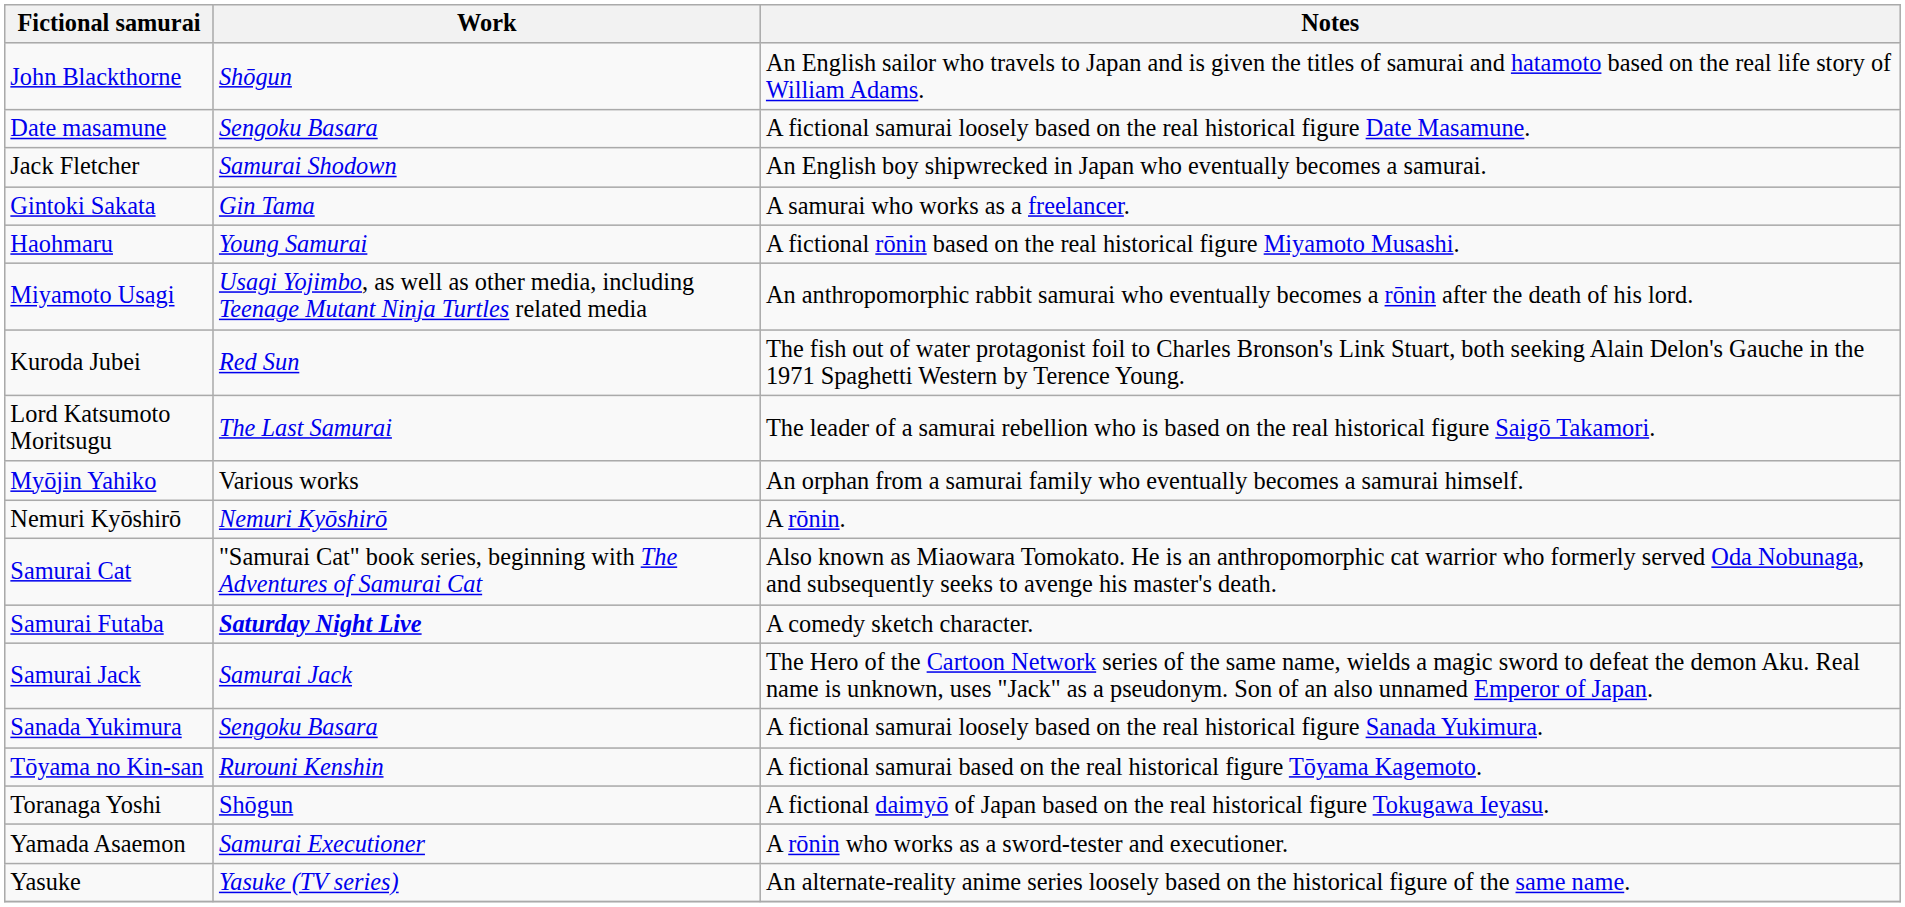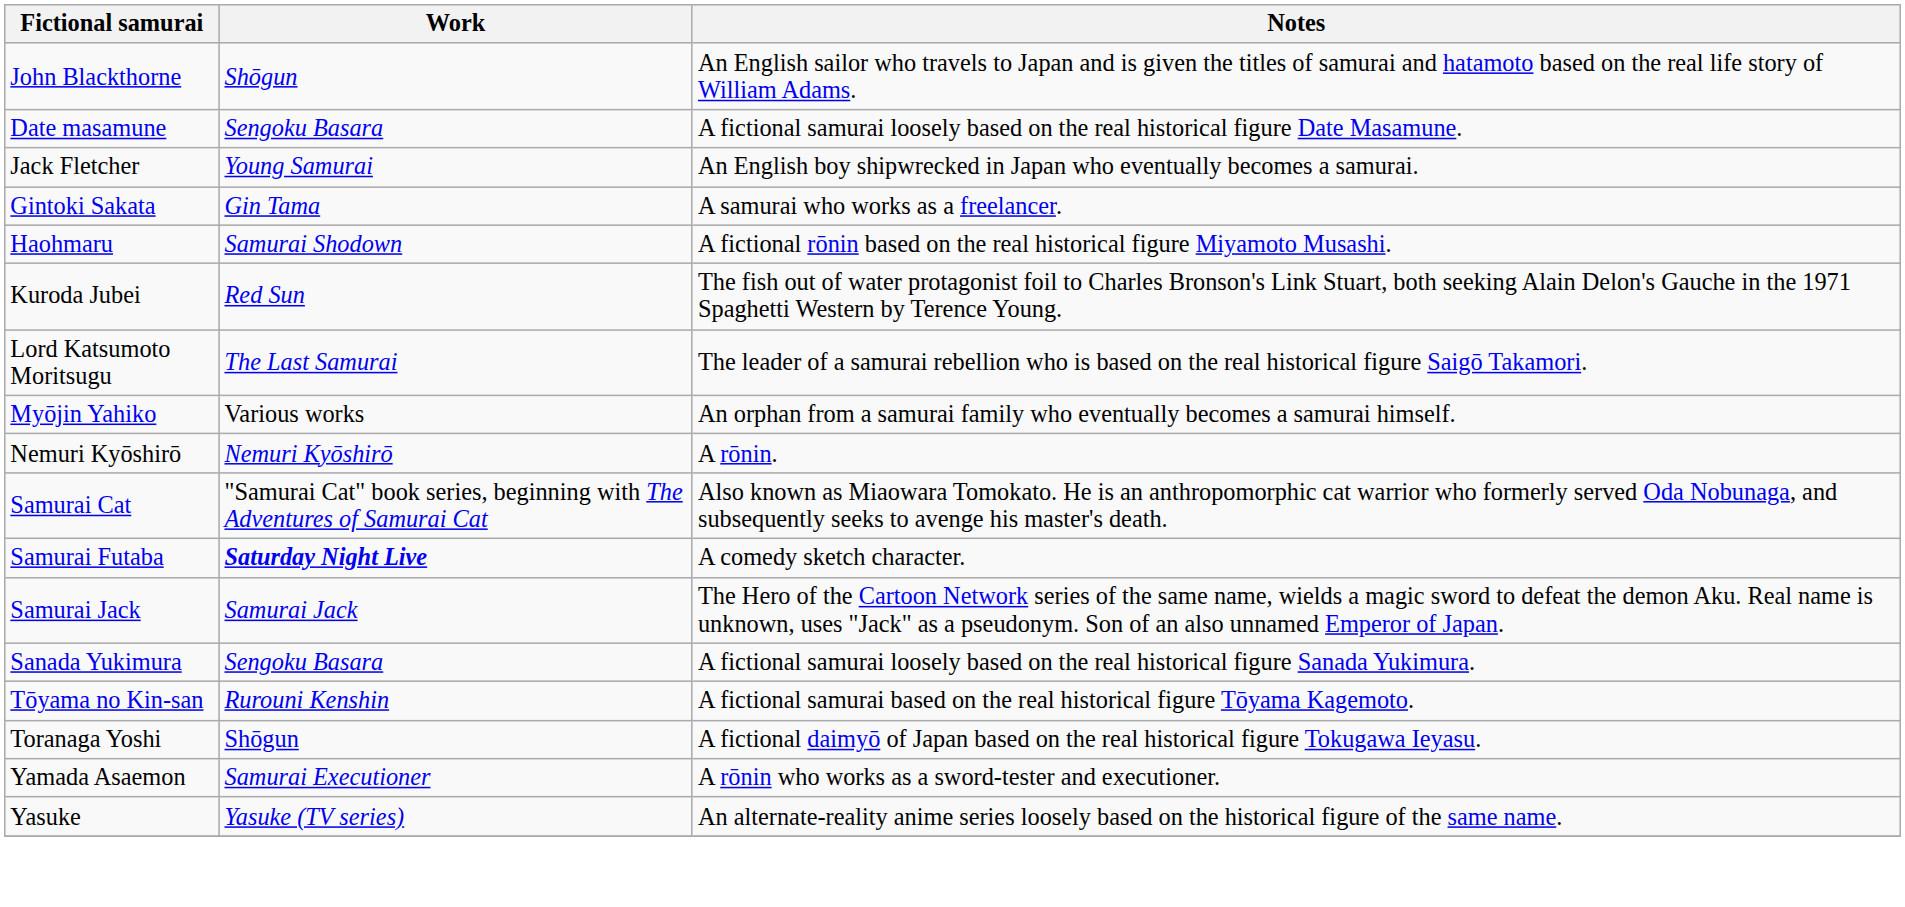(308, 166) Samurai Shodown -> (299, 166) Young Samurai
(293, 243) Young Samurai -> (313, 243) Samurai Shodown
- row: (92, 296)
